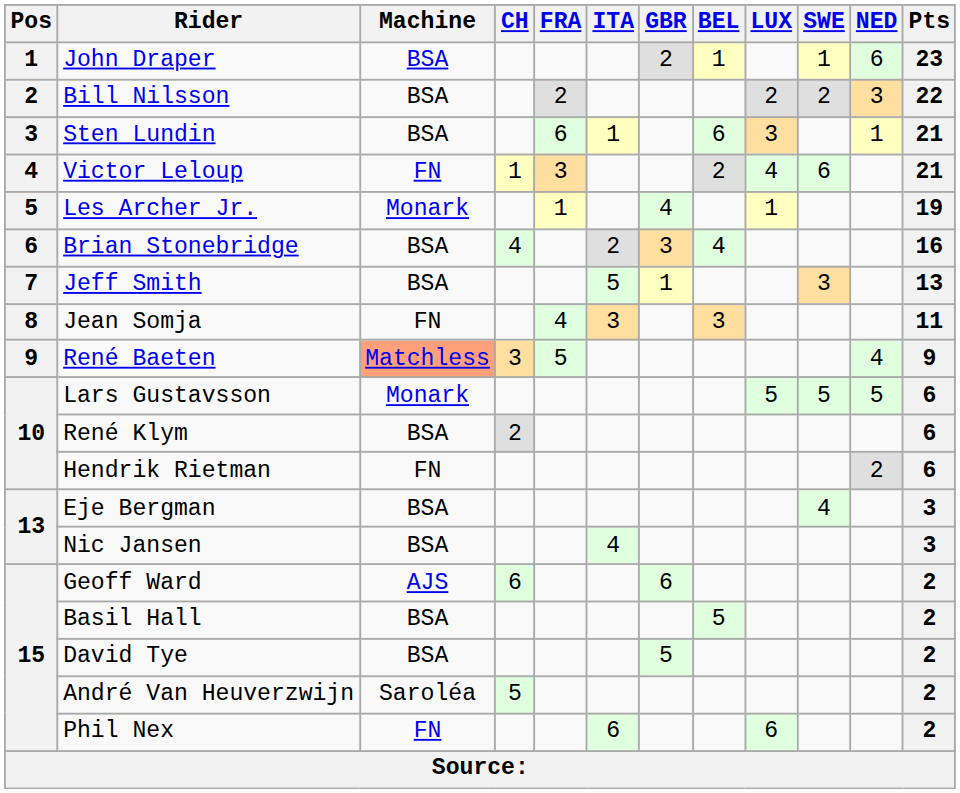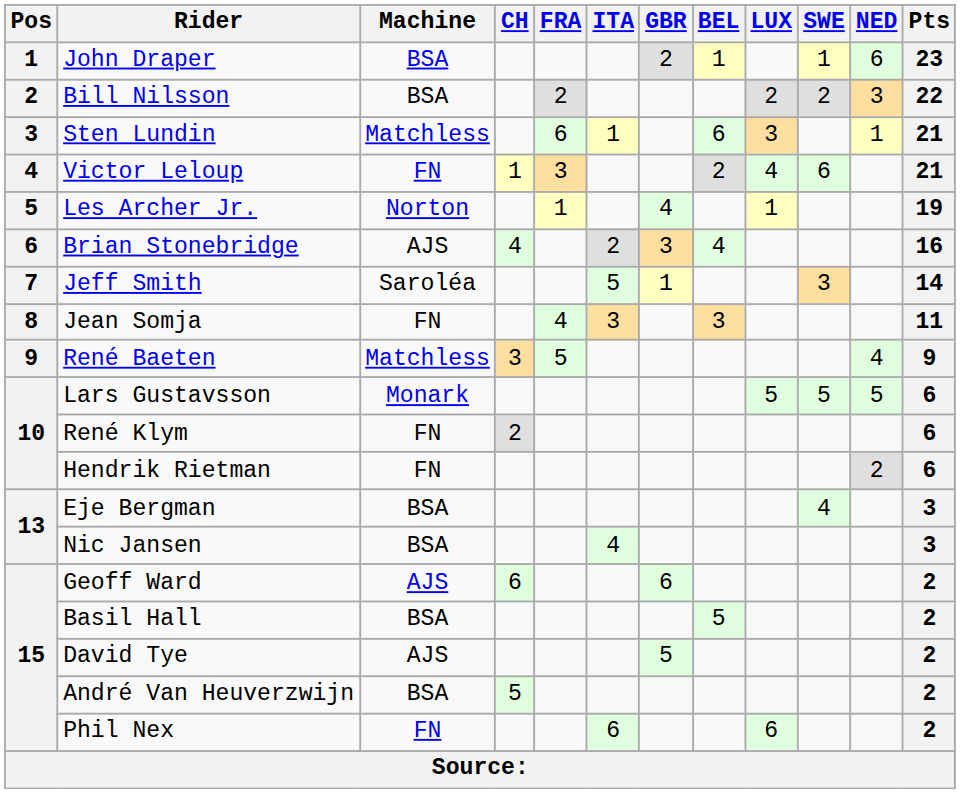(428, 136) BSA -> (428, 136) Matchless
(428, 210) Monark -> (428, 210) Norton
(428, 248) BSA -> (428, 248) AJS
(428, 285) BSA -> (428, 285) Saroléa
(929, 285) 13 -> (929, 285) 14
(428, 359) lightsalmon background -> (428, 359) no background
(428, 434) BSA -> (428, 434) FN
(428, 658) BSA -> (428, 658) AJS
(428, 695) Saroléa -> (428, 695) BSA
